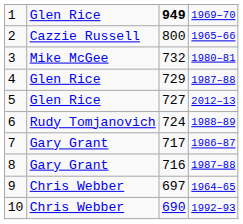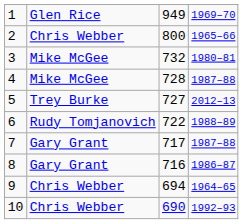(174, 15) bold -> (174, 15) normal
(85, 37) Cazzie Russell -> (77, 37) Chris Webber
(65, 79) Glen Rice -> (69, 79) Mike McGee
(174, 79) 729 -> (174, 79) 728
(65, 101) Glen Rice -> (69, 101) Trey Burke
(174, 122) 724 -> (174, 122) 722
(213, 144) 1986–87 -> (213, 144) 1987–88
(213, 165) 1987–88 -> (213, 165) 1986–87
(174, 186) 697 -> (174, 186) 694
